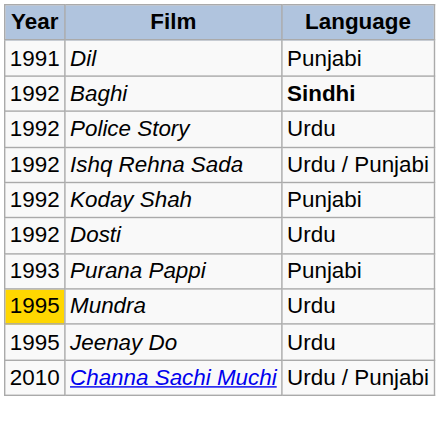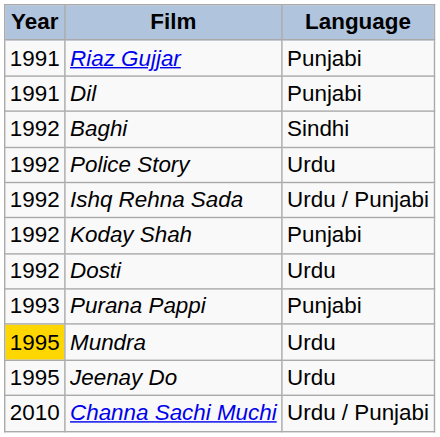+ row: (125, 57)
(321, 93) bold -> (318, 128) normal
